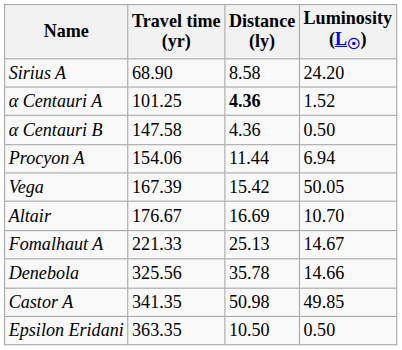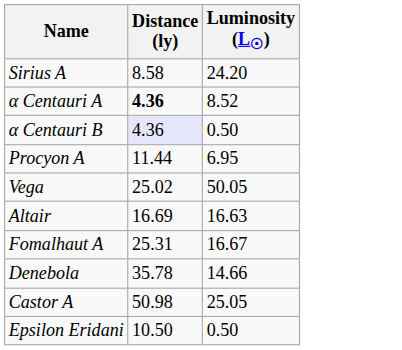- column: (176, 31)
(319, 101) 1.52 -> (223, 101) 8.52
(245, 129) no background -> (148, 129) lavender background
(319, 158) 6.94 -> (223, 158) 6.95
(249, 187) 15.42 -> (152, 187) 25.02
(324, 215) 10.70 -> (227, 215) 16.63
(249, 244) 25.13 -> (152, 244) 25.31
(324, 244) 14.67 -> (227, 244) 16.67
(324, 301) 49.85 -> (227, 301) 25.05
